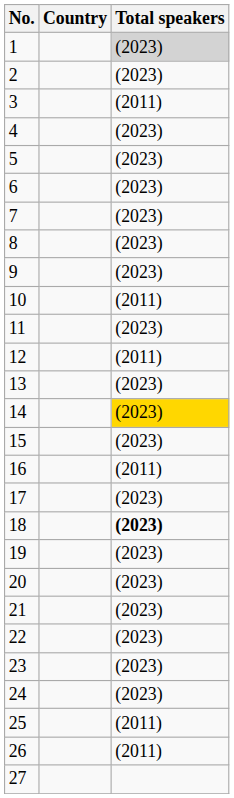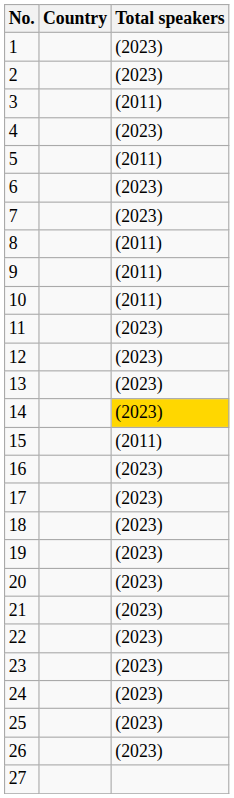(139, 46) lightgrey background -> (139, 46) no background
(139, 159) (2023) -> (139, 159) (2011)
(139, 243) (2023) -> (139, 243) (2011)
(139, 272) (2023) -> (139, 272) (2011)
(139, 356) (2011) -> (139, 356) (2023)
(139, 441) (2023) -> (139, 441) (2011)
(139, 469) (2011) -> (139, 469) (2023)
(139, 525) bold -> (139, 525) normal
(139, 722) (2011) -> (139, 722) (2023)
(139, 750) (2011) -> (139, 750) (2023)
